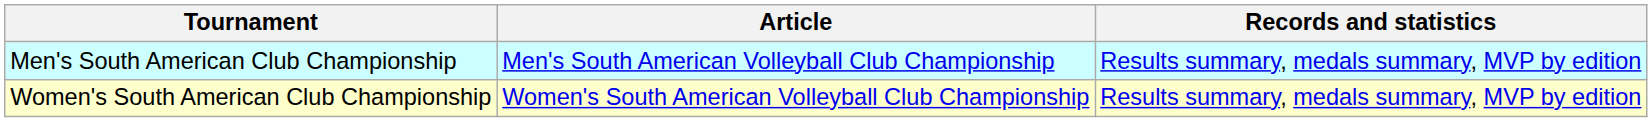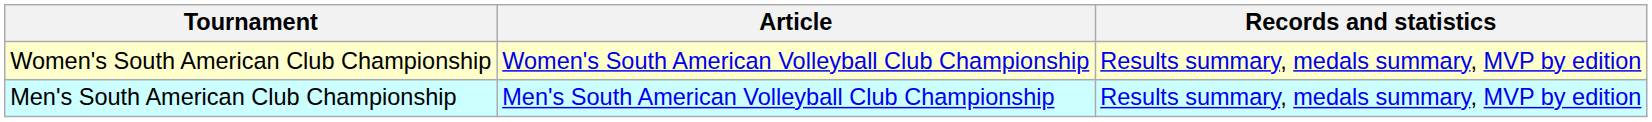rows swapped: (233, 60) <-> (251, 97)
